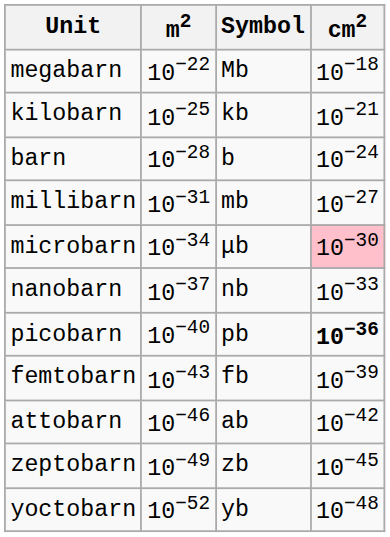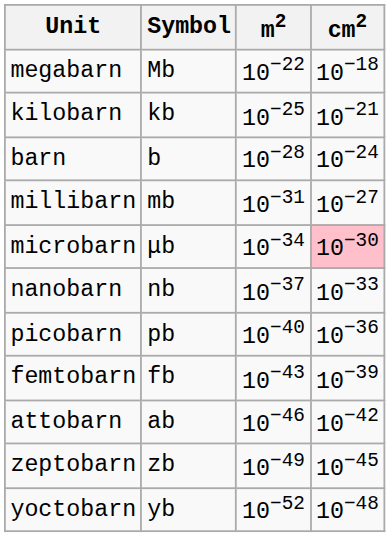columns swapped: (263, 27) <-> (179, 27)
(347, 334) bold -> (347, 334) normal
